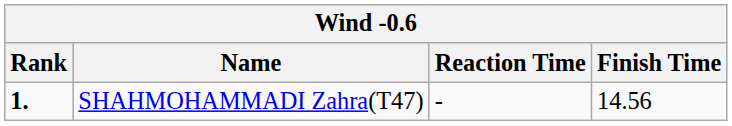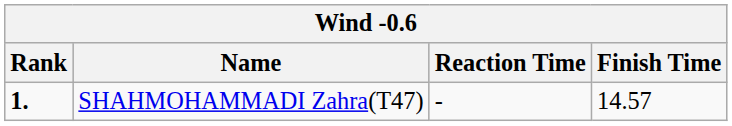(624, 100) 14.56 -> (624, 100) 14.57
